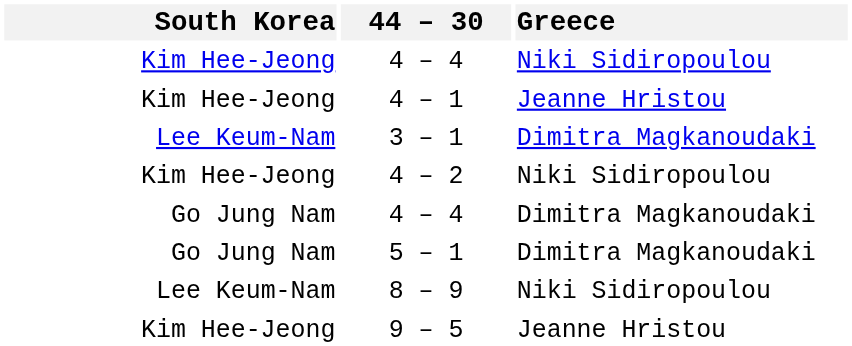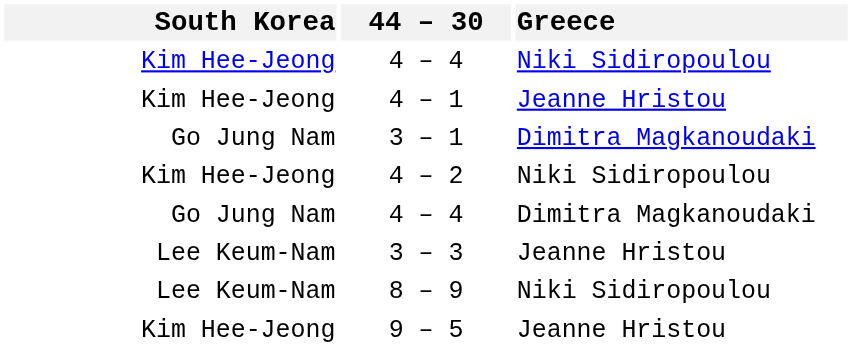(246, 138) Lee Keum-Nam -> (253, 138) Go Jung Nam
+ row: (426, 253)
- row: (426, 253)
